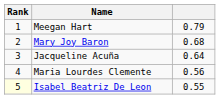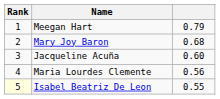(194, 56) 0.64 -> (194, 56) 0.60
